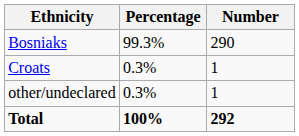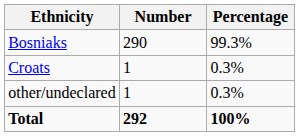columns swapped: (250, 17) <-> (163, 17)
